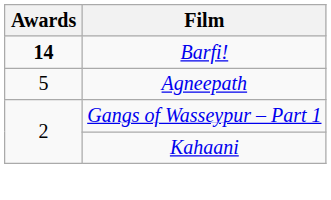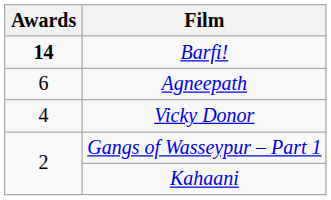(44, 83) 5 -> (44, 83) 6
+ row: (204, 115)
